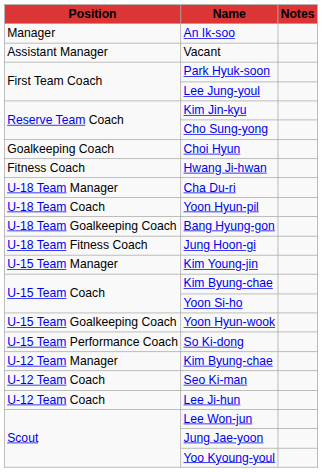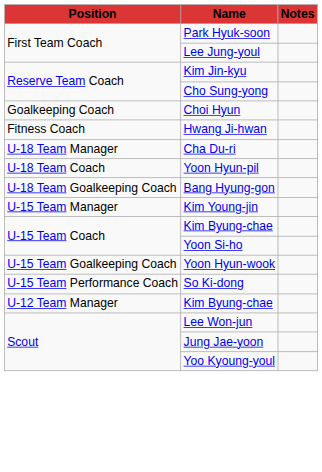- row: (31, 33)
- row: (58, 52)
- row: (77, 245)
- row: (56, 380)
- row: (56, 399)
